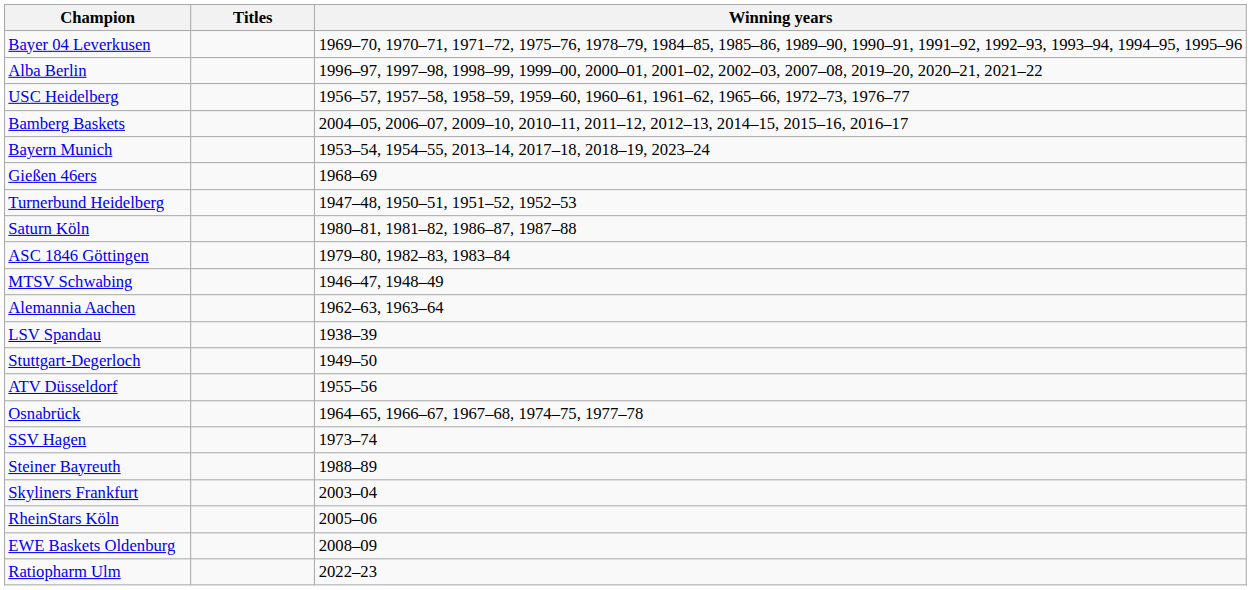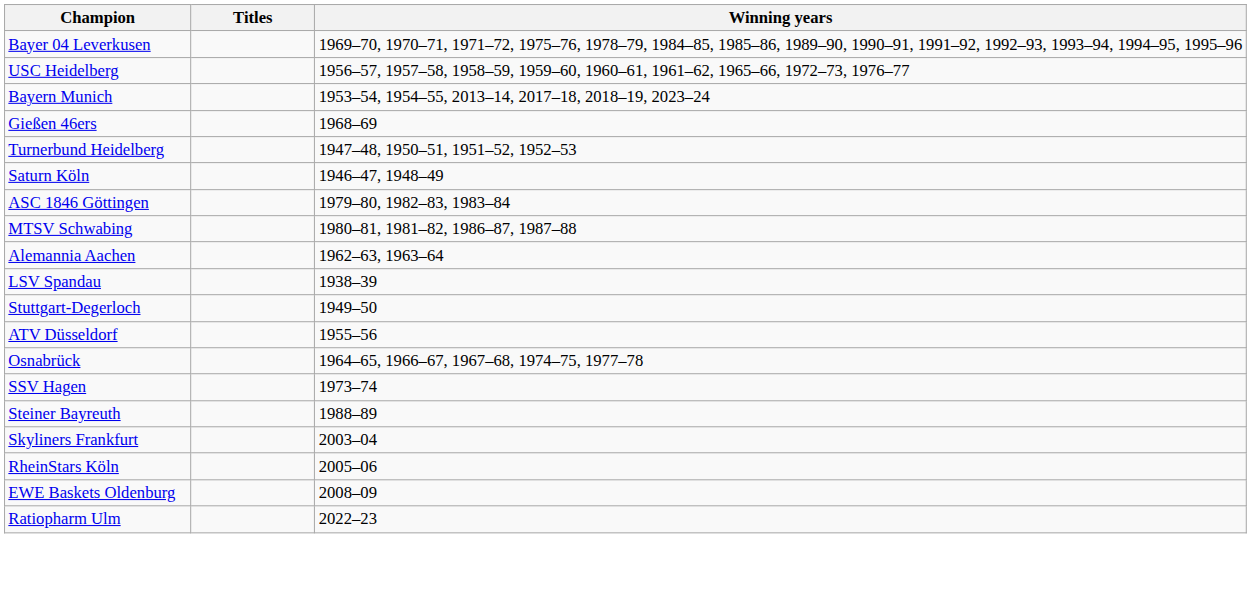- row: (47, 70)
- row: (67, 123)
(448, 228) 1980–81, 1981–82, 1986–87, 1987–88 -> (381, 176) 1946–47, 1948–49
(381, 281) 1946–47, 1948–49 -> (448, 228) 1980–81, 1981–82, 1986–87, 1987–88
